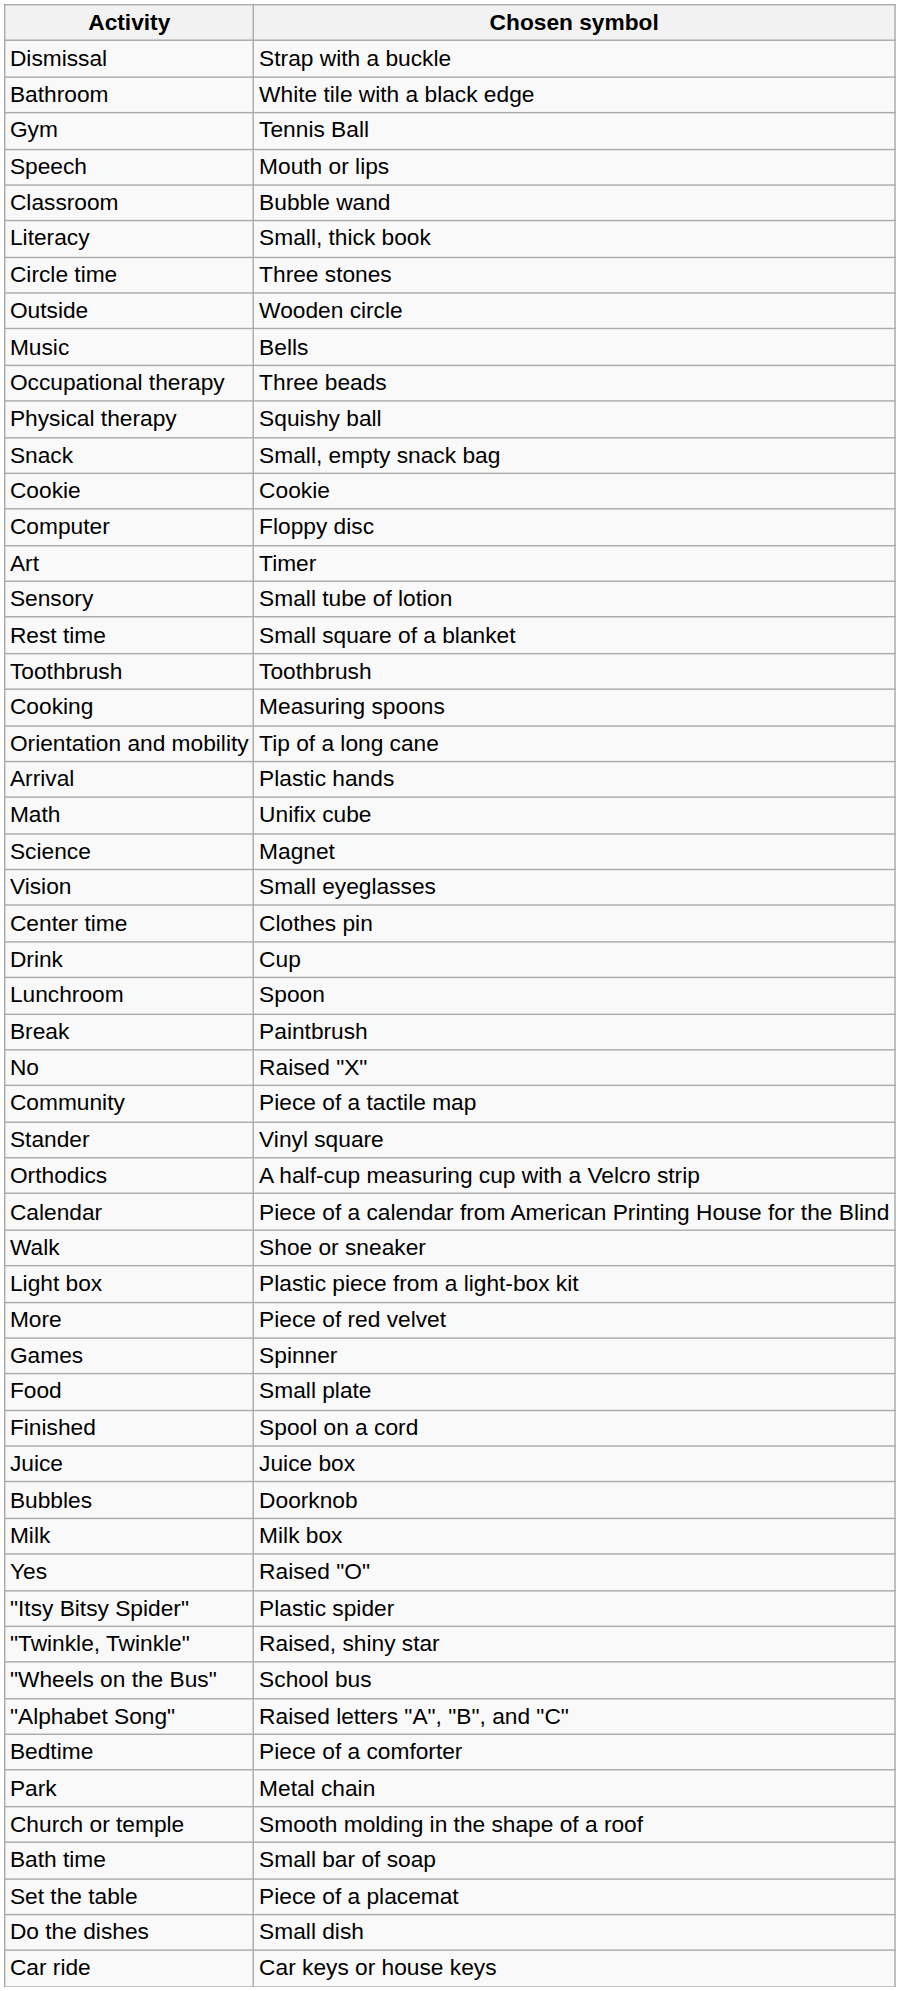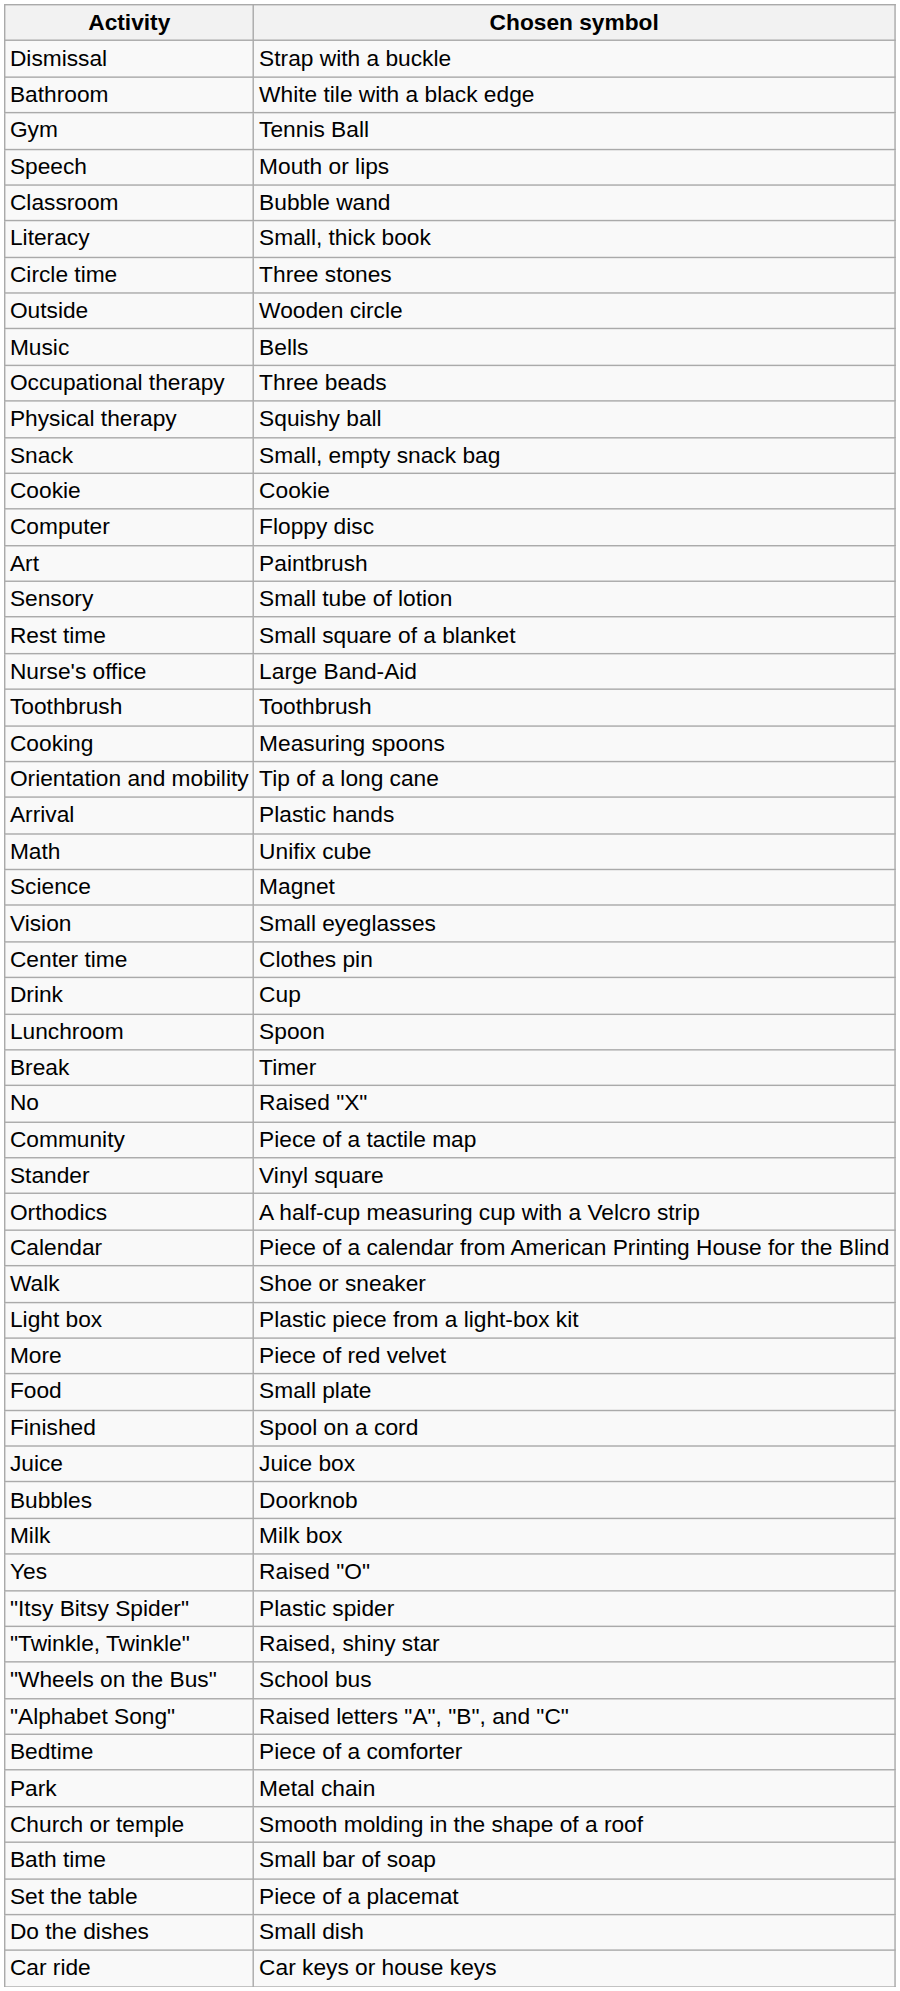(288, 563) Timer -> (313, 563) Paintbrush
+ row: (78, 671)
(313, 1031) Paintbrush -> (288, 1067) Timer
- row: (47, 1355)
